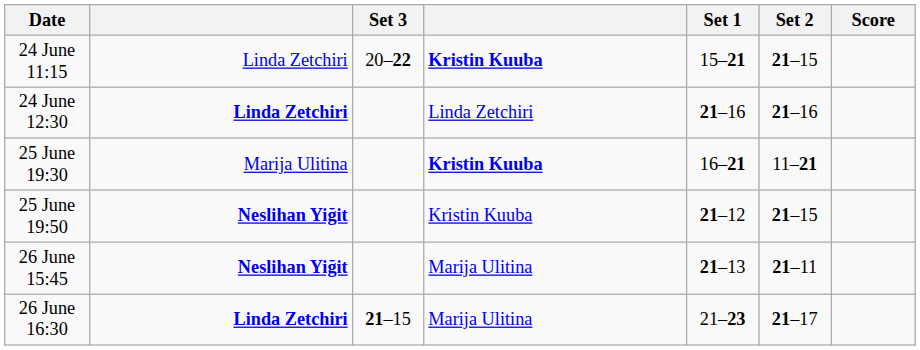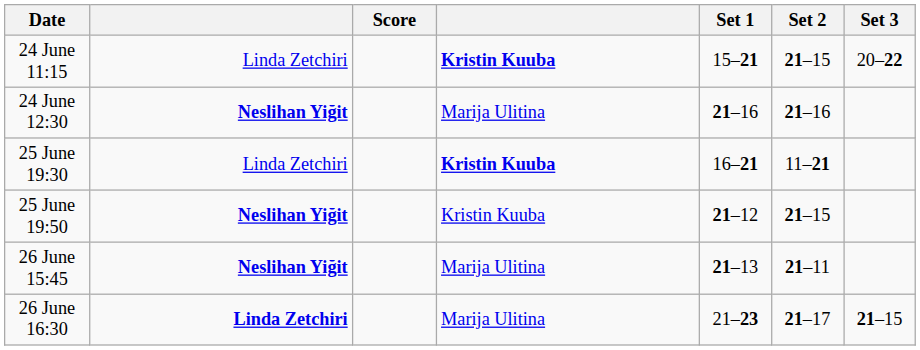columns swapped: (873, 19) <-> (388, 19)
(291, 112) Linda Zetchiri -> (293, 112) Neslihan Yiğit
(481, 112) Linda Zetchiri -> (493, 112) Marija Ulitina
(296, 164) Marija Ulitina -> (295, 164) Linda Zetchiri
